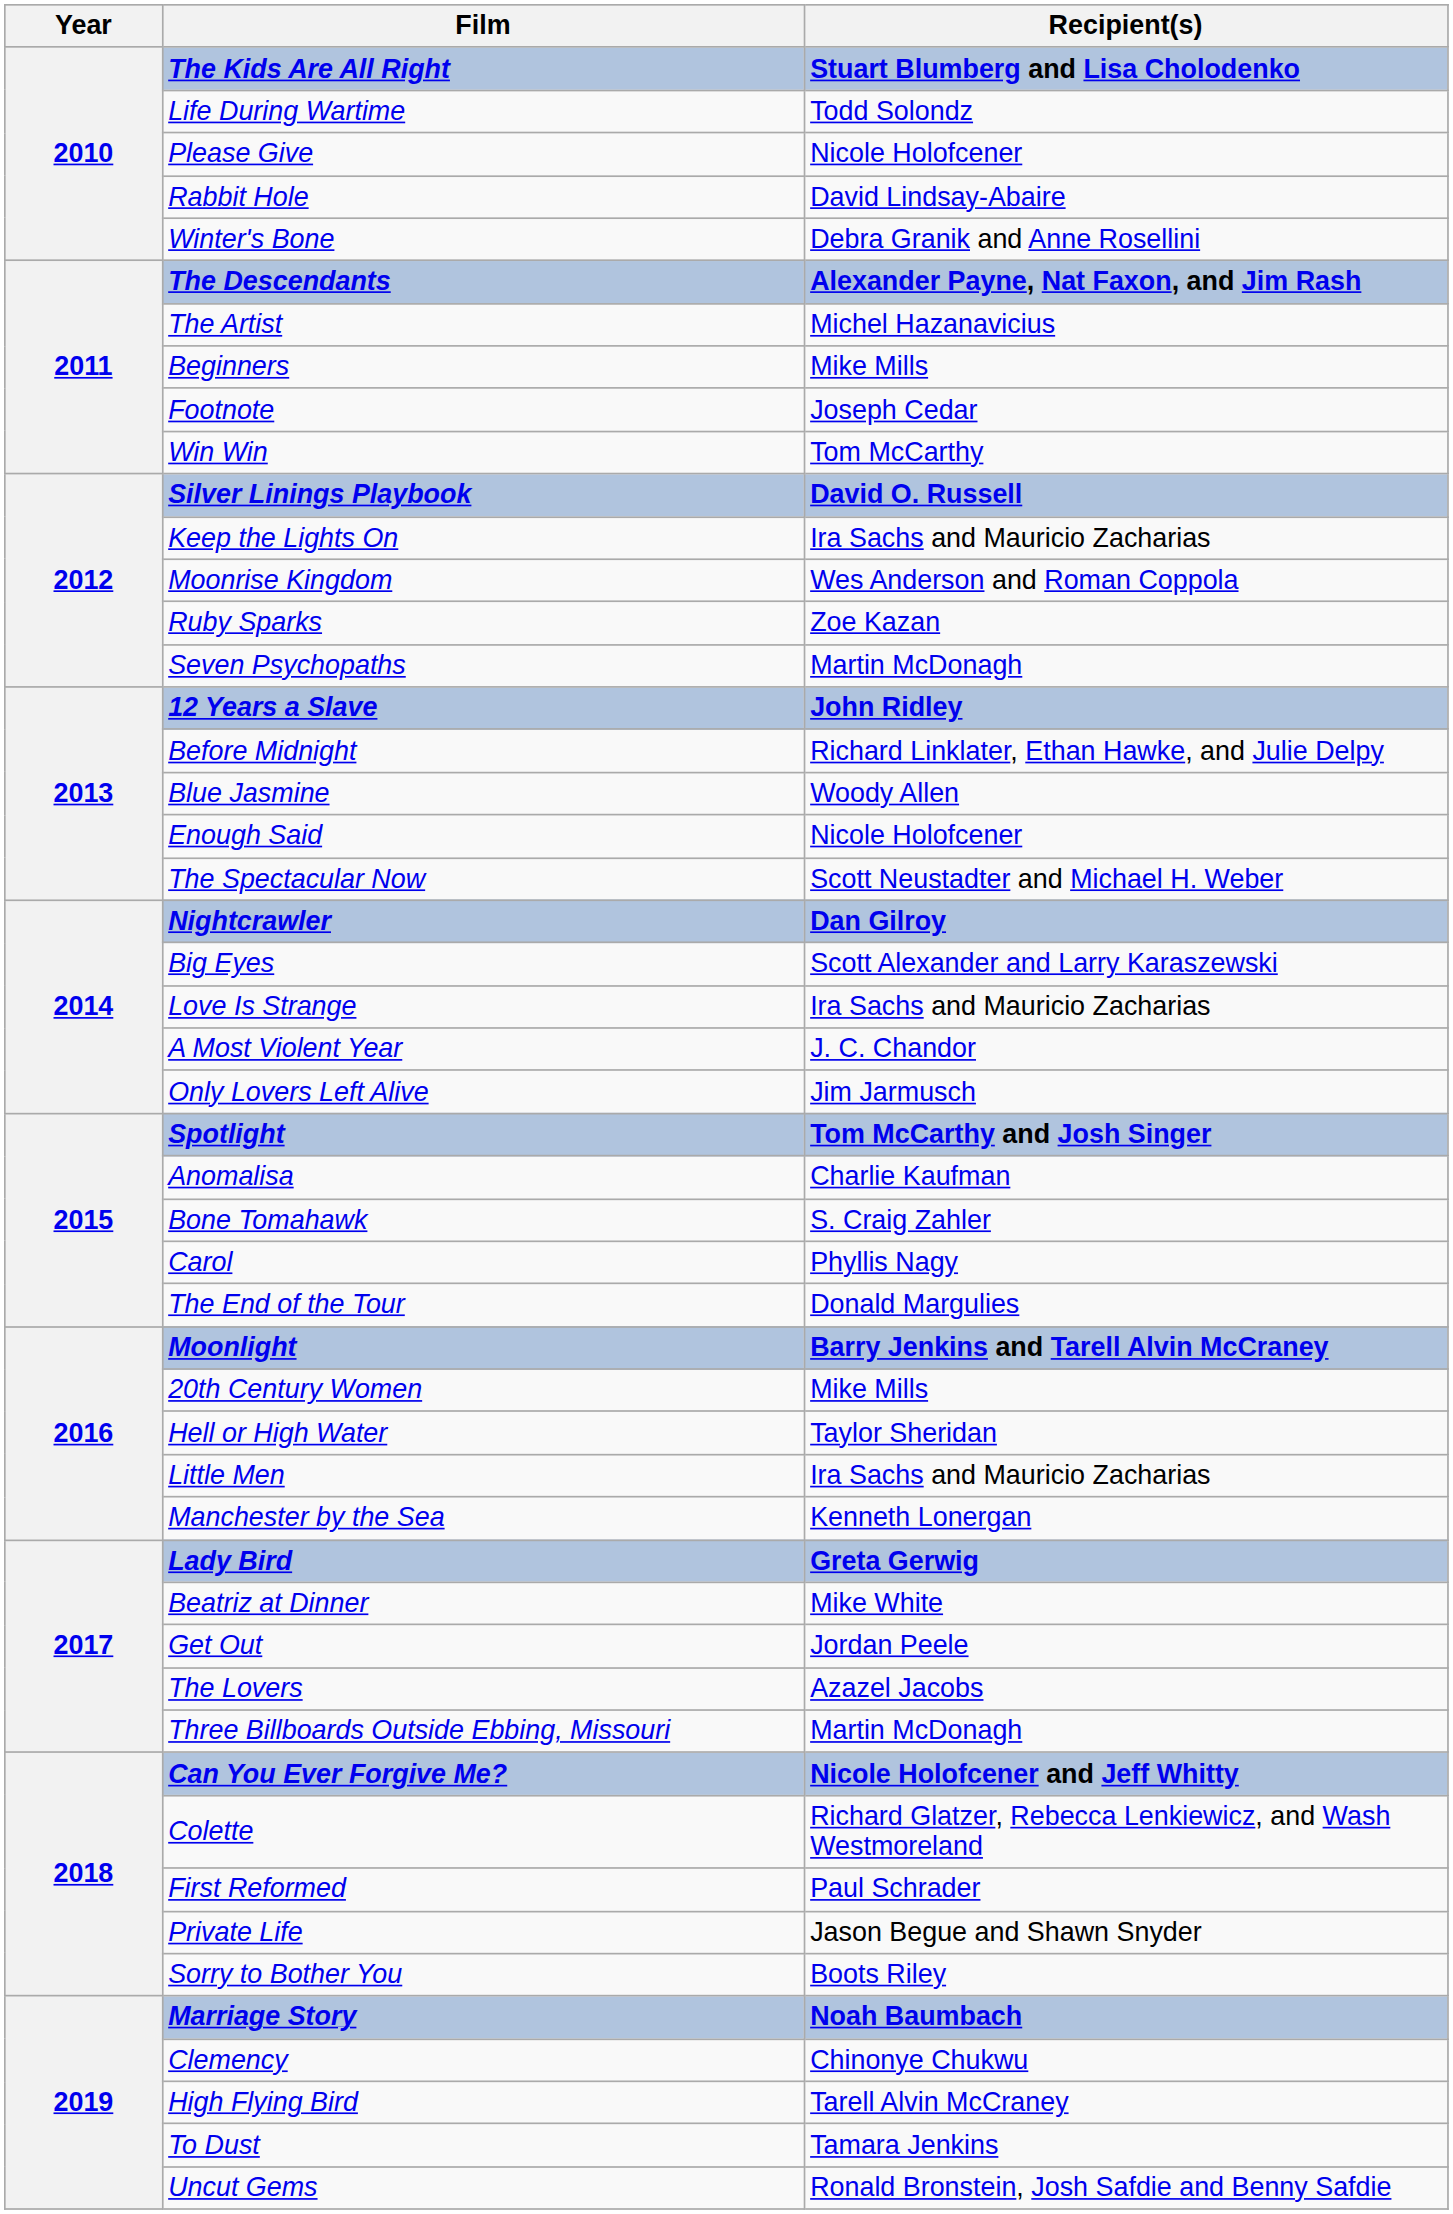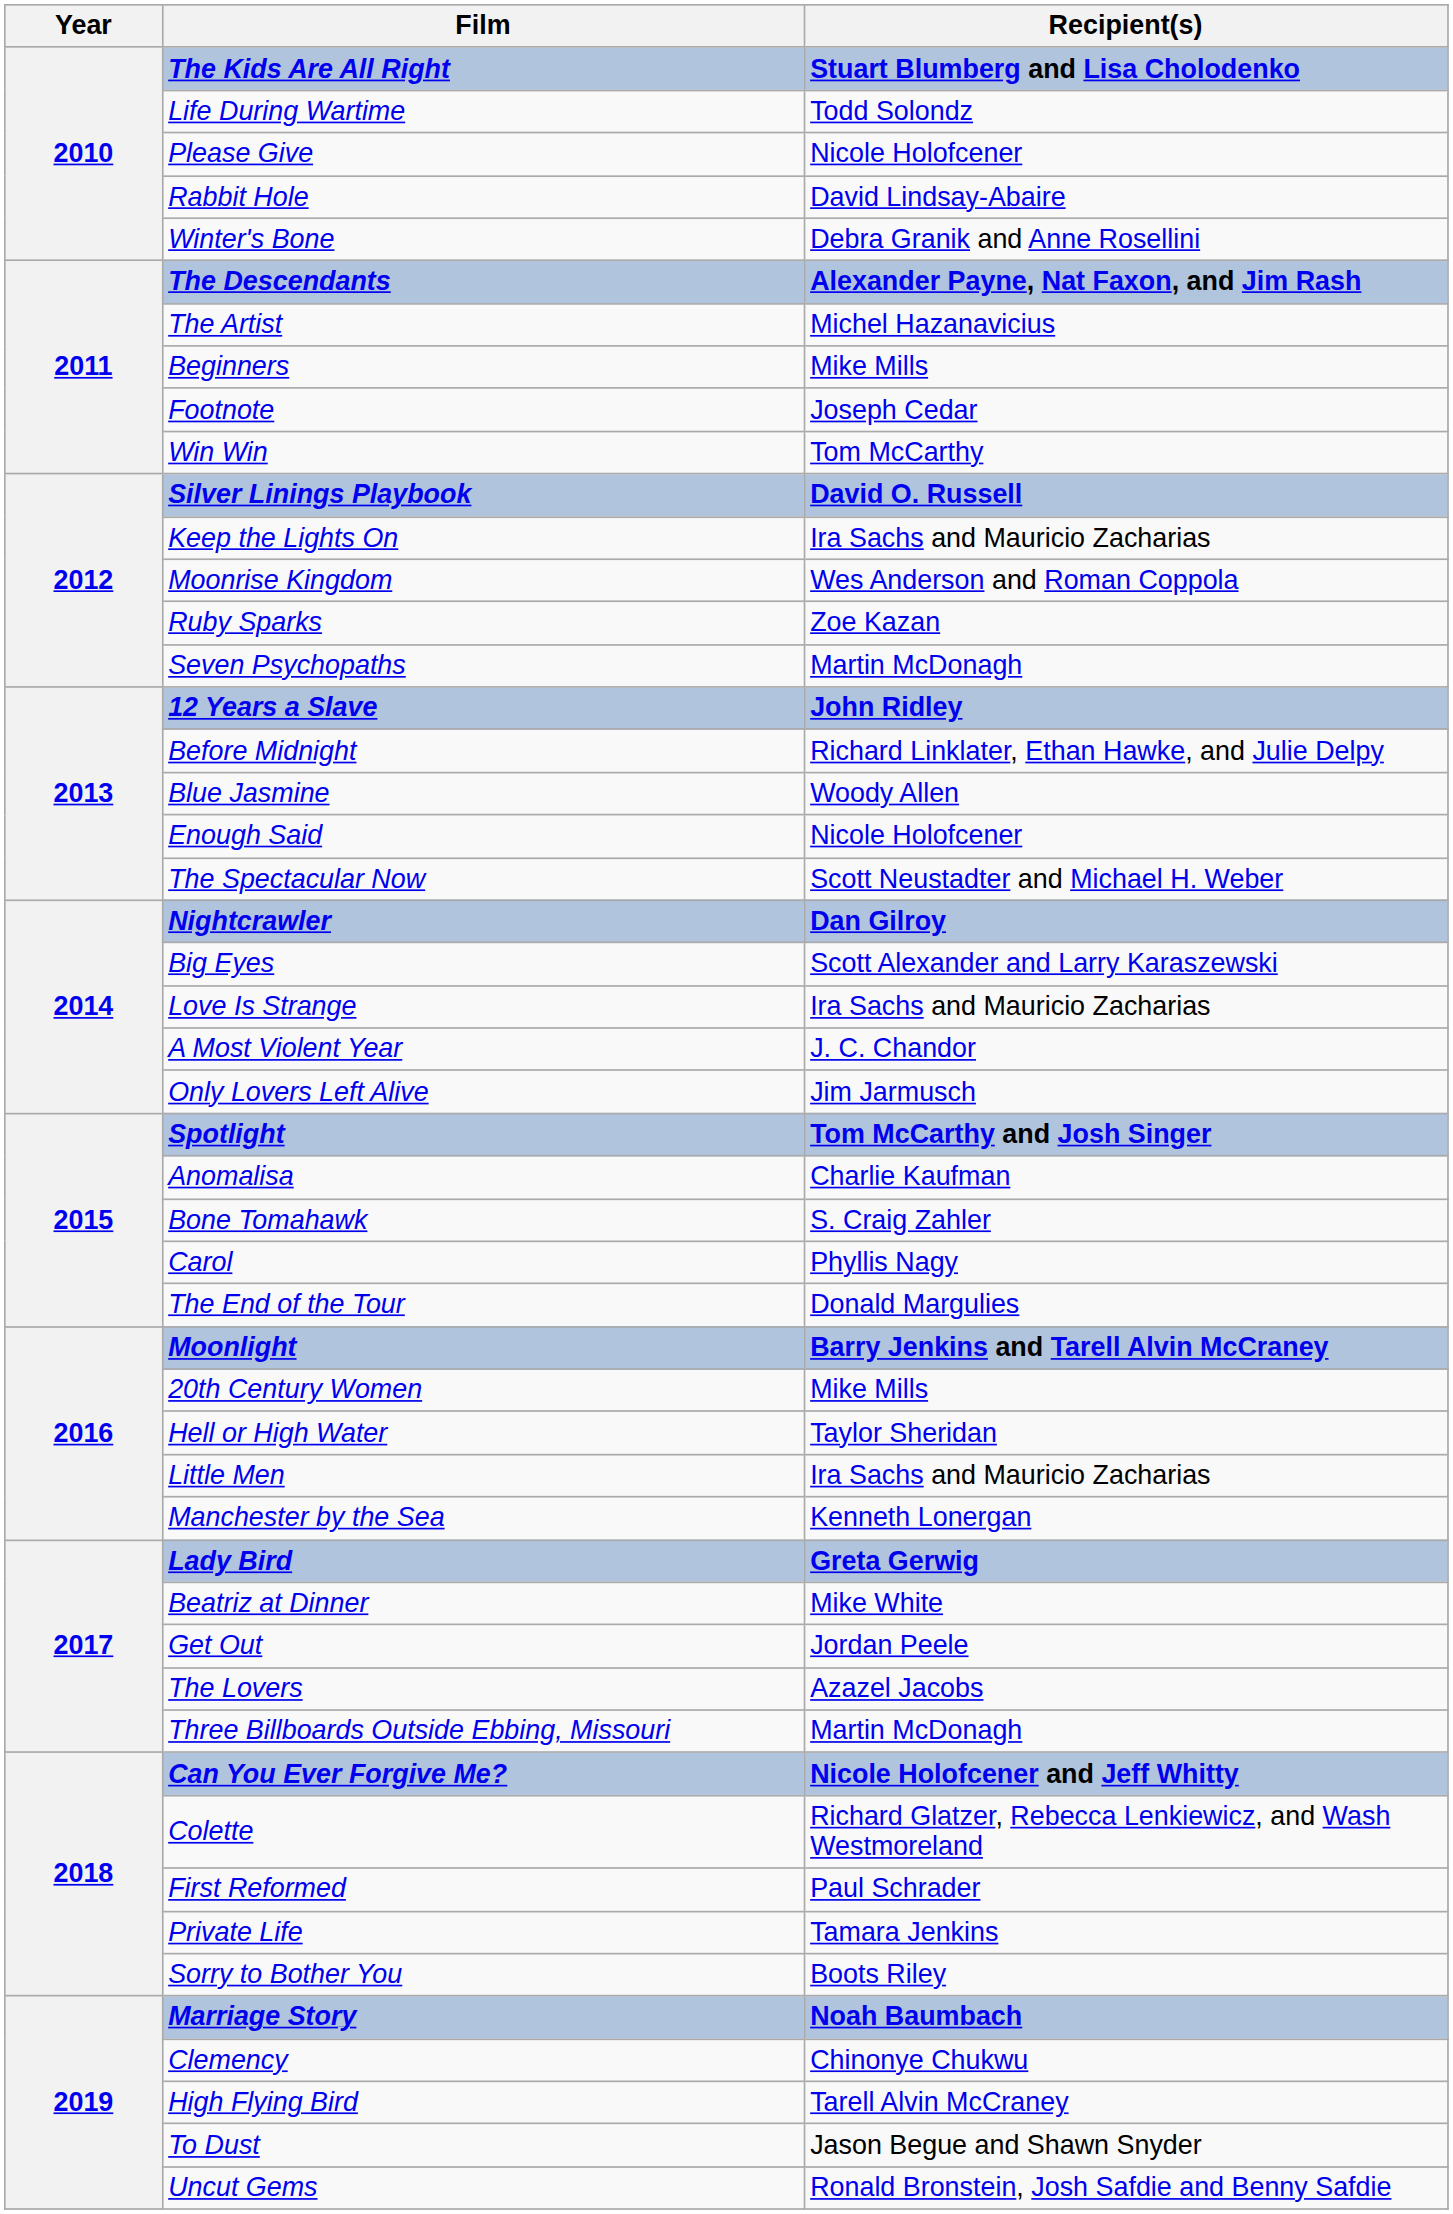(1006, 1931) Jason Begue and Shawn Snyder -> (904, 1931) Tamara Jenkins
(904, 2144) Tamara Jenkins -> (1006, 2144) Jason Begue and Shawn Snyder
